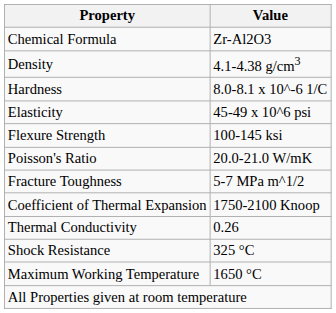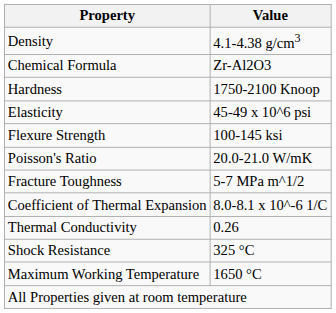rows swapped: (62, 39) <-> (30, 64)
(270, 89) 8.0-8.1 x 10^-6 1/C -> (267, 89) 1750-2100 Knoop
(267, 204) 1750-2100 Knoop -> (270, 204) 8.0-8.1 x 10^-6 1/C
